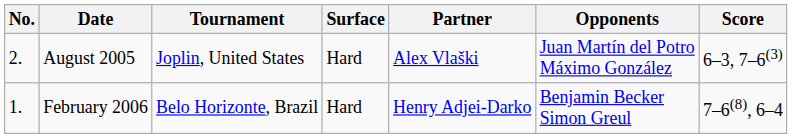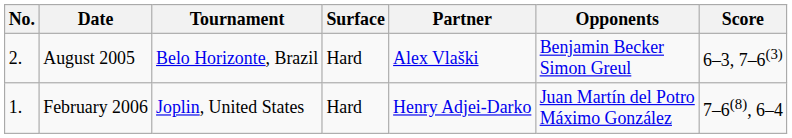(230, 57) Joplin, United States -> (237, 57) Belo Horizonte, Brazil
(617, 57) Juan Martín del Potro Máximo González -> (602, 57) Benjamin Becker Simon Greul
(237, 107) Belo Horizonte, Brazil -> (230, 107) Joplin, United States
(602, 107) Benjamin Becker Simon Greul -> (617, 107) Juan Martín del Potro Máximo González
